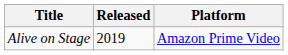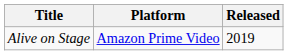columns swapped: (123, 15) <-> (218, 15)
